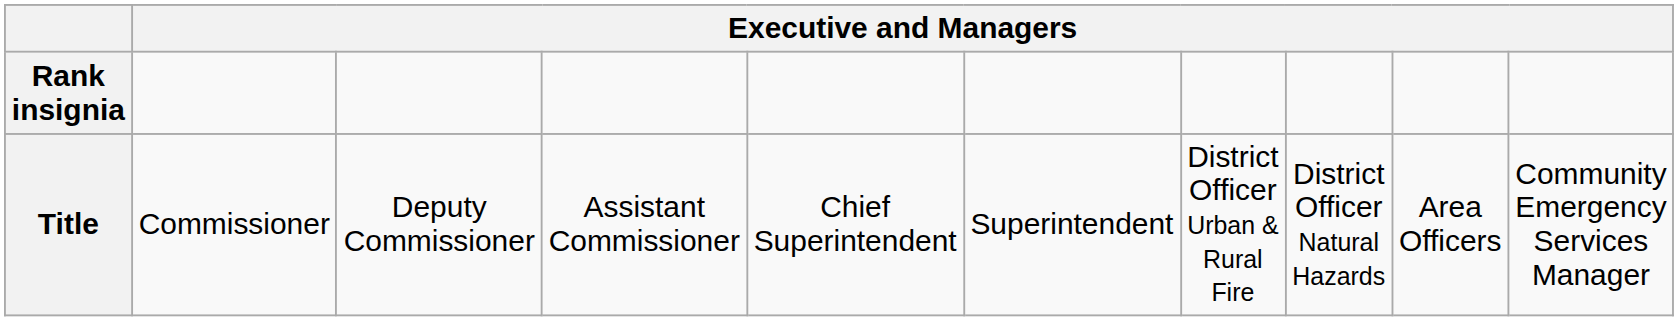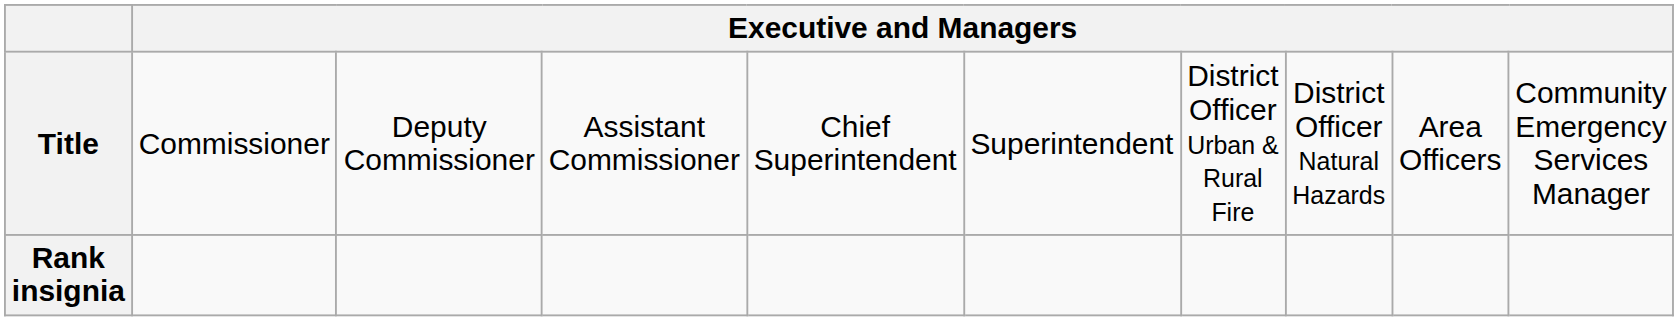rows swapped: (68, 224) <-> (68, 92)
